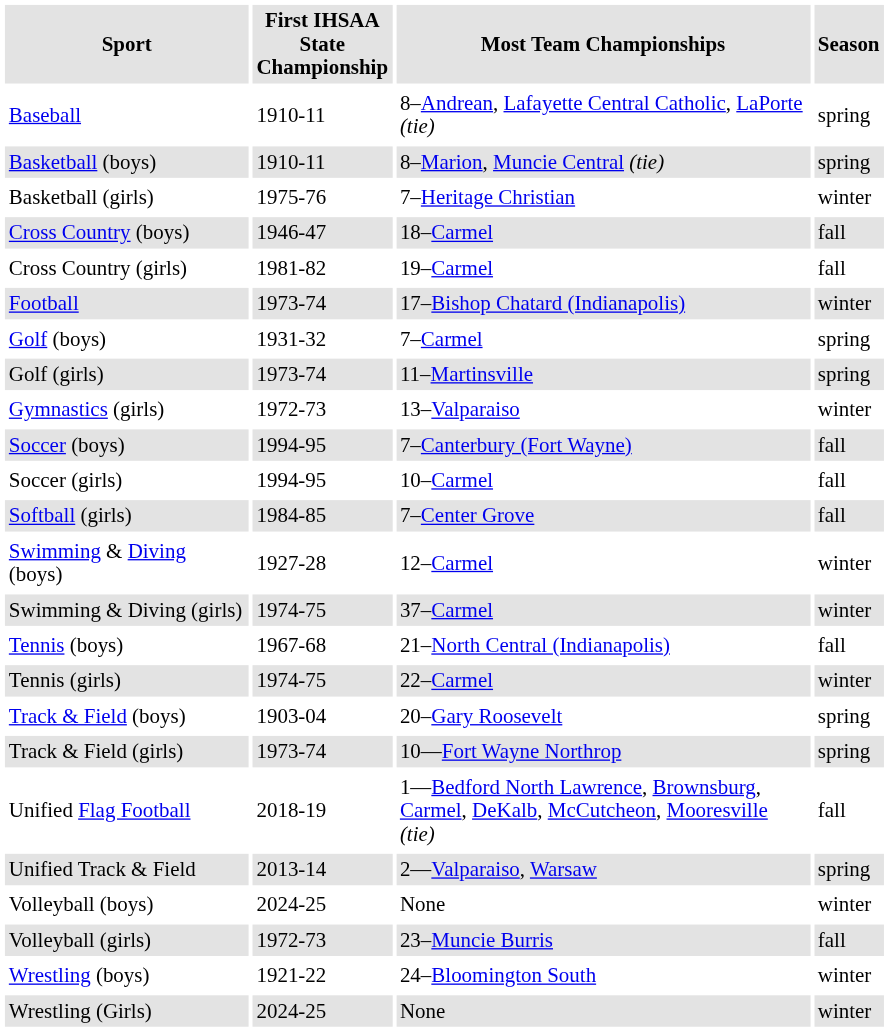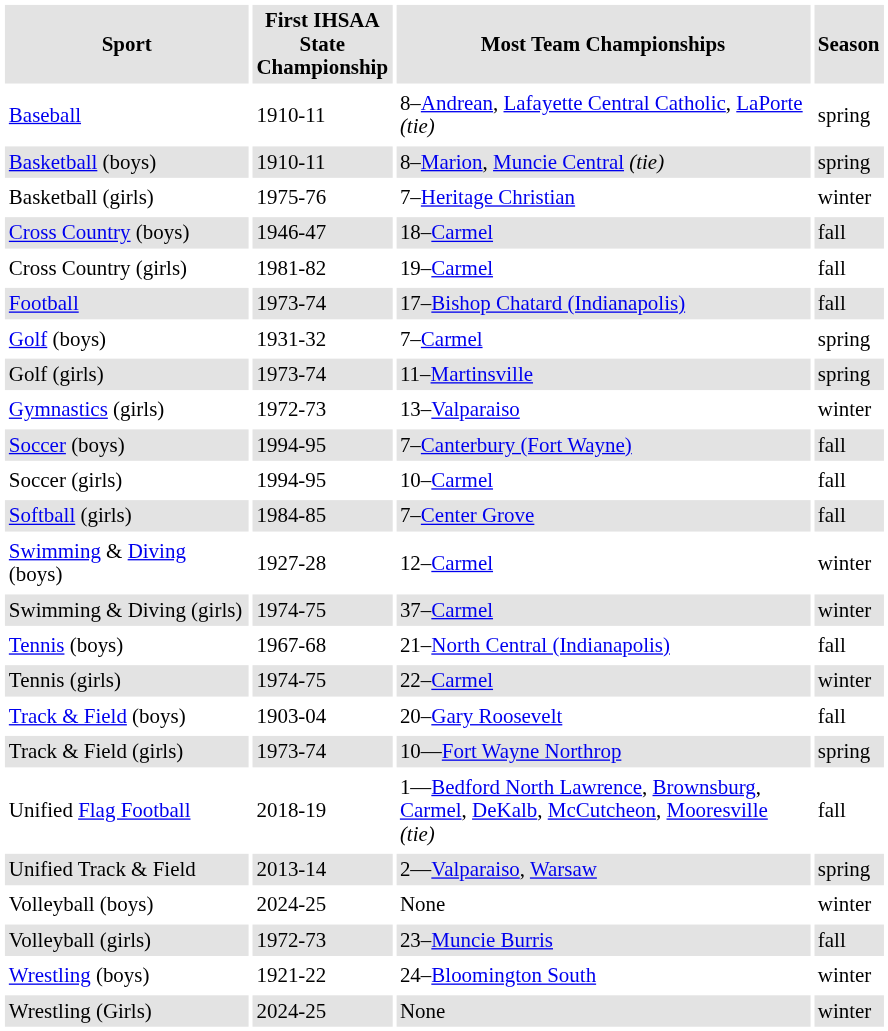(845, 303) winter -> (832, 303) fall
(844, 716) spring -> (832, 716) fall
